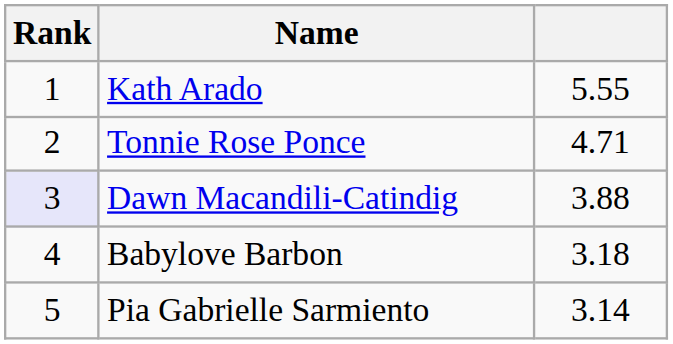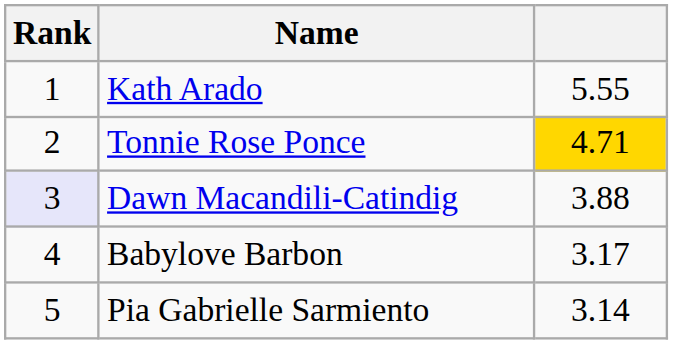(600, 143) no background -> (600, 143) gold background
(600, 253) 3.18 -> (600, 253) 3.17
